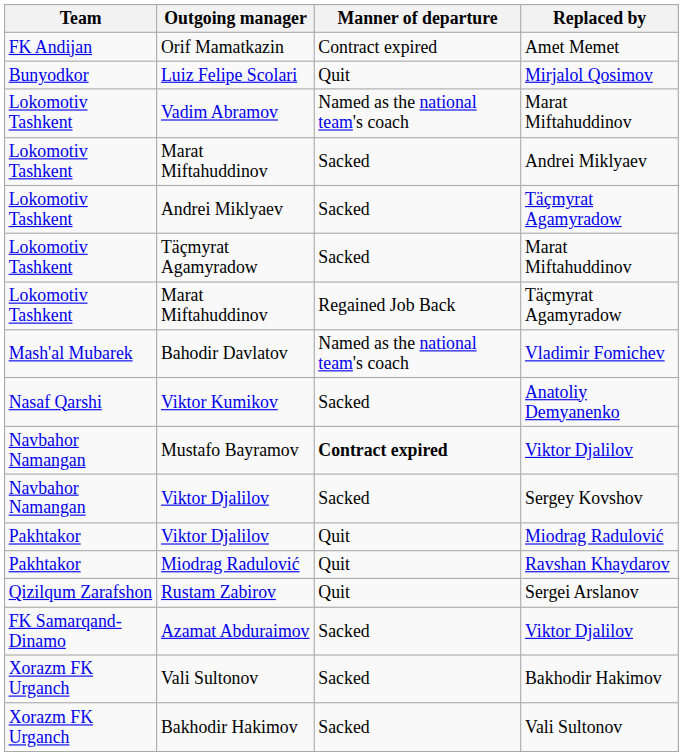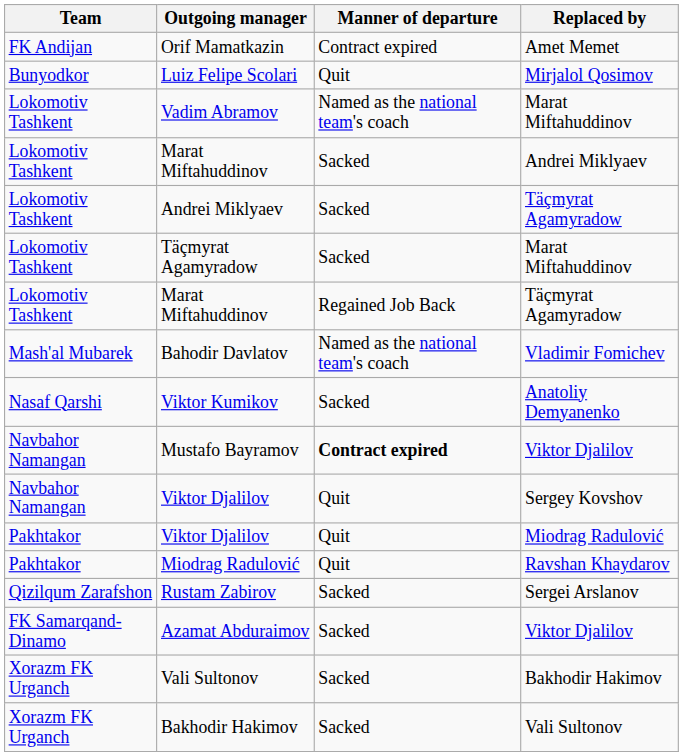(344, 498) Sacked -> (334, 498) Quit
(334, 592) Quit -> (344, 592) Sacked
